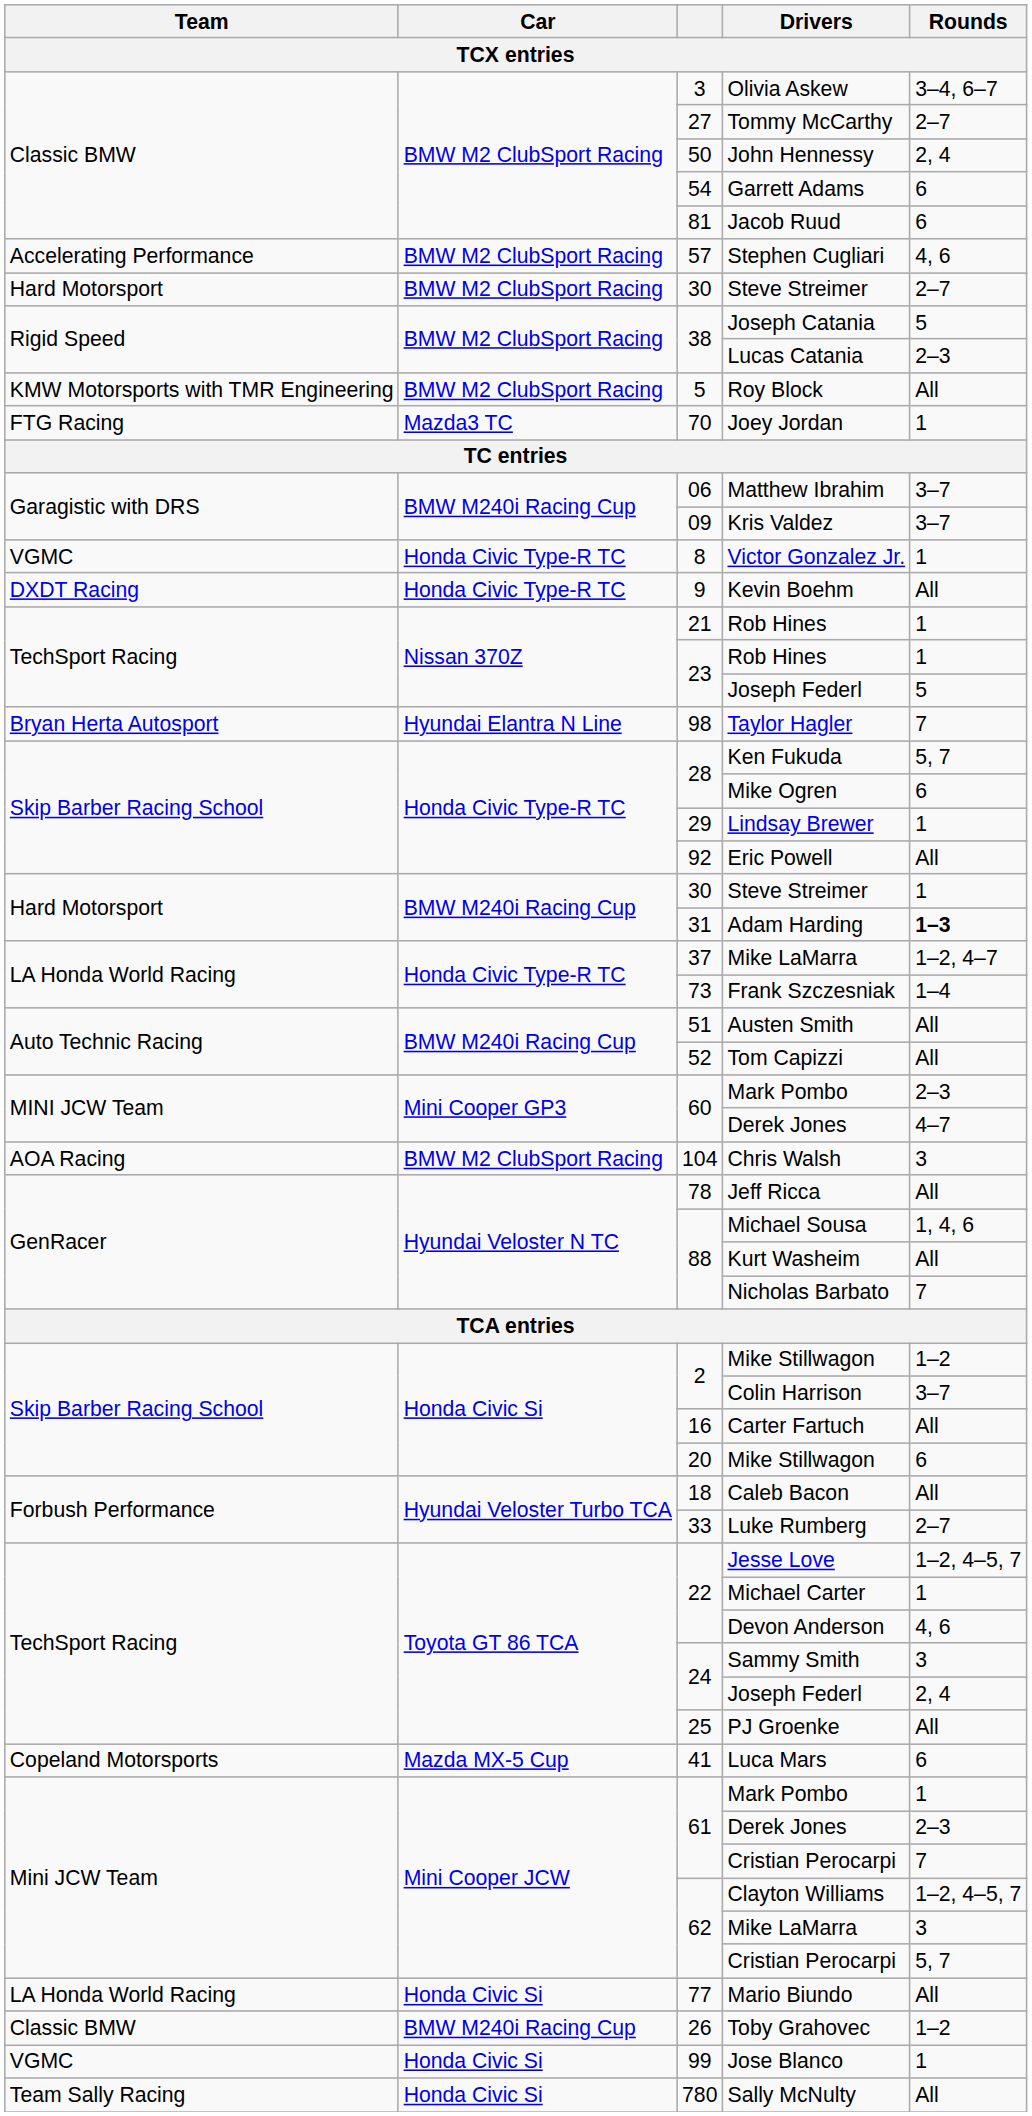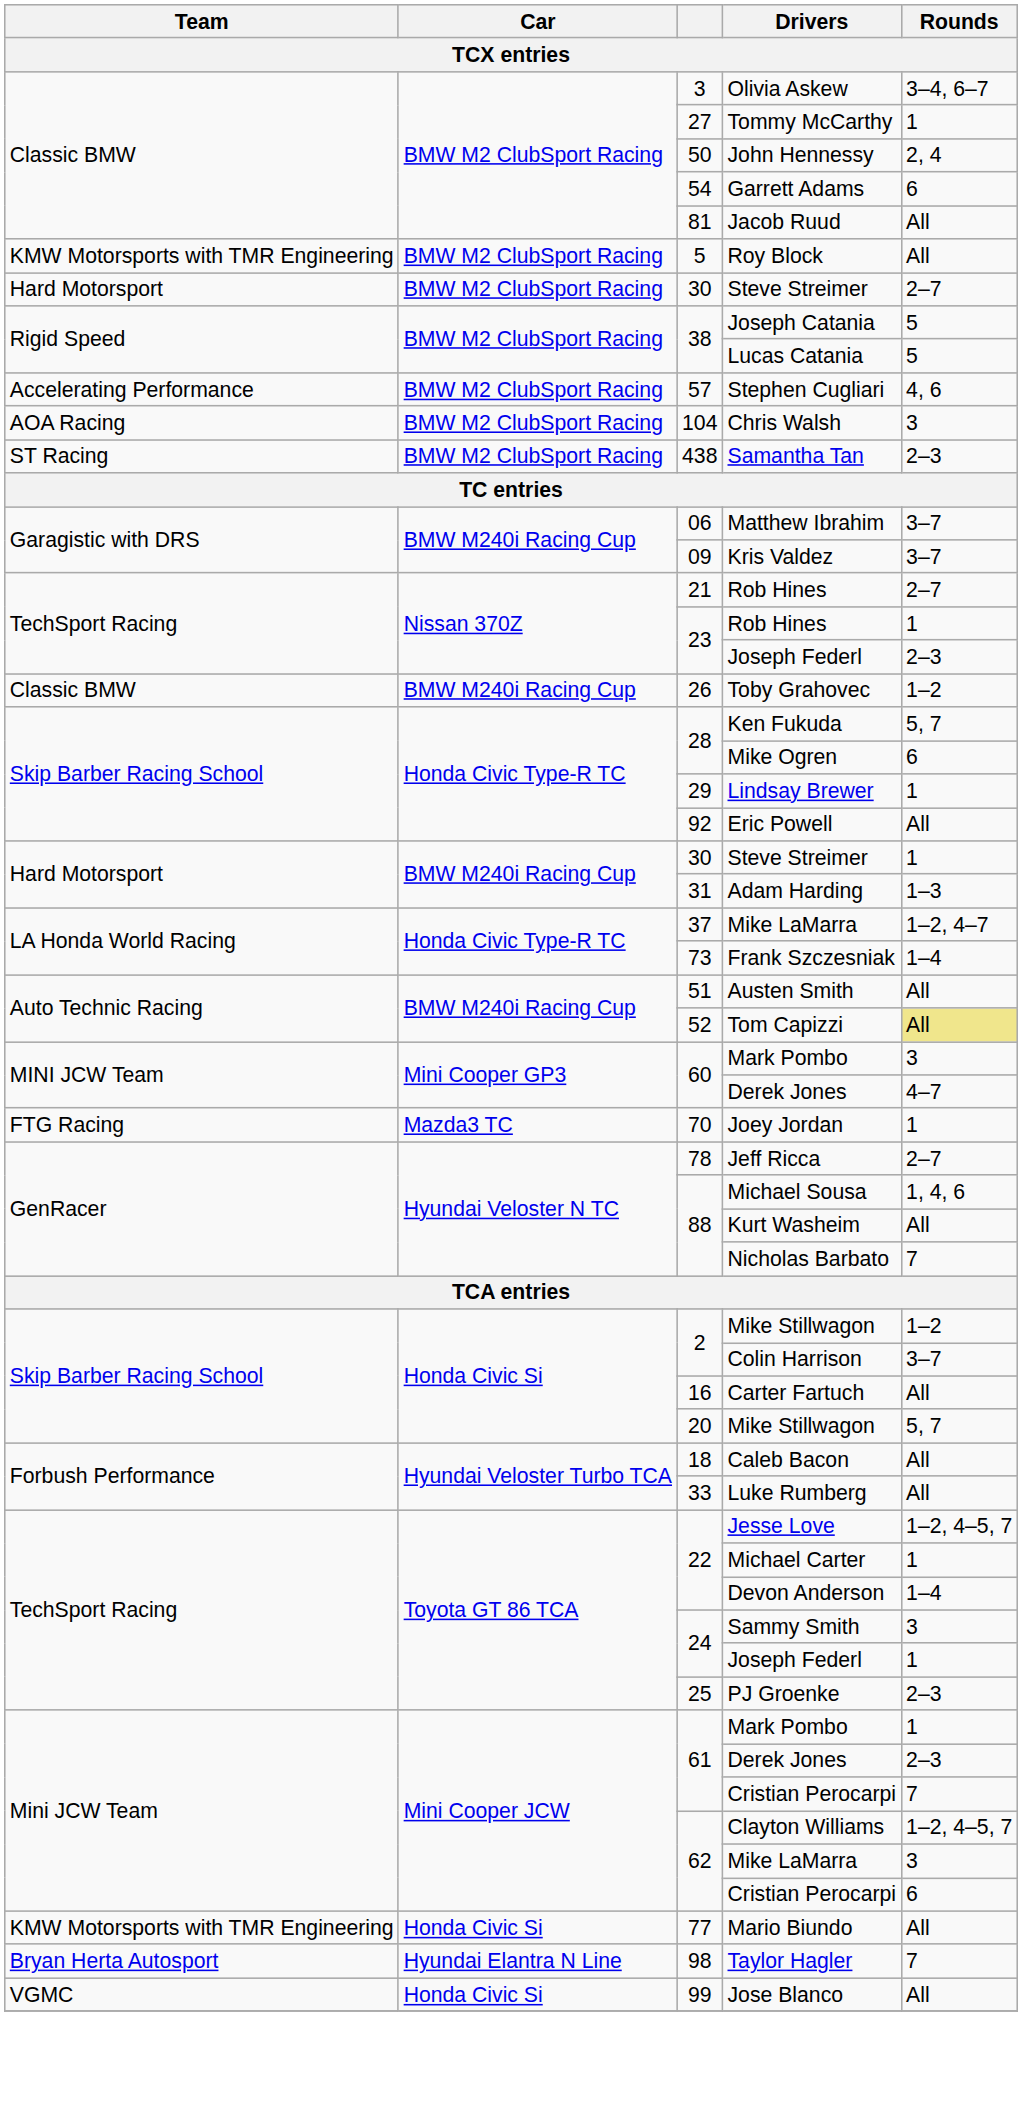(933, 121) 2–7 -> (912, 121) 1
(921, 222) 6 -> (918, 222) All
rows swapped: (700, 389) <-> (700, 255)
(933, 356) 2–3 -> (912, 356) 5
rows swapped: (700, 1158) <-> (700, 422)
+ row: (700, 456)
- row: (700, 556)
- row: (700, 590)
(921, 623) 1 -> (924, 590) 2–7
(921, 690) 5 -> (924, 657) 2–3
rows swapped: (700, 2028) <-> (700, 723)
(933, 924) bold -> (924, 891) normal
(927, 1058) no background -> (918, 1024) khaki background
(933, 1091) 2–3 -> (912, 1058) 3
(927, 1192) All -> (924, 1158) 2–7
(921, 1459) 6 -> (924, 1426) 5, 7
(933, 1526) 2–7 -> (918, 1493) All
(933, 1626) 4, 6 -> (924, 1593) 1–4
(933, 1693) 2, 4 -> (912, 1660) 1
(927, 1727) All -> (924, 1693) 2–3
- row: (700, 1760)
(933, 1961) 5, 7 -> (912, 1894) 6
(123, 1994) LA Honda World Racing -> (202, 1927) KMW Motorsports with TMR Engineering
(921, 2061) 1 -> (918, 1994) All
- row: (700, 2095)
